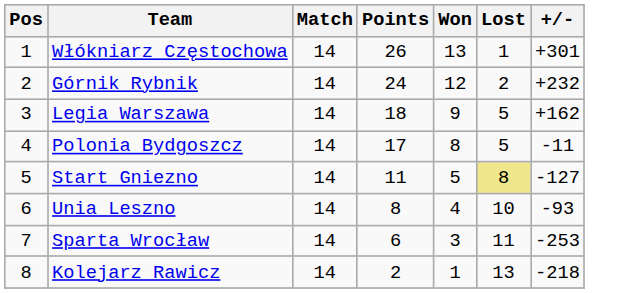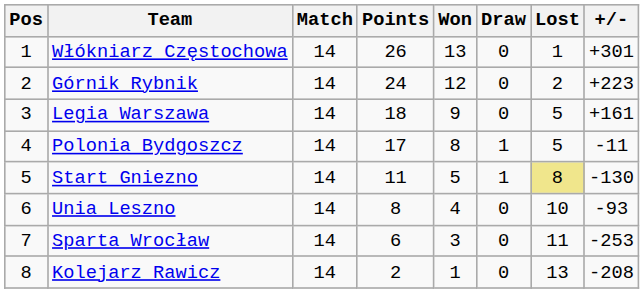+ column: (504, 20)
(557, 83) +232 -> (611, 83) +223
(557, 115) +162 -> (611, 115) +161
(557, 177) -127 -> (611, 177) -130
(557, 272) -218 -> (611, 272) -208
